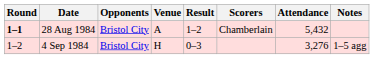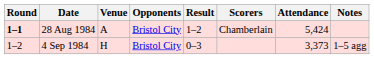columns swapped: (125, 12) <-> (167, 12)
(317, 29) 5,432 -> (317, 29) 5,424
(317, 45) 3,276 -> (317, 45) 3,373
